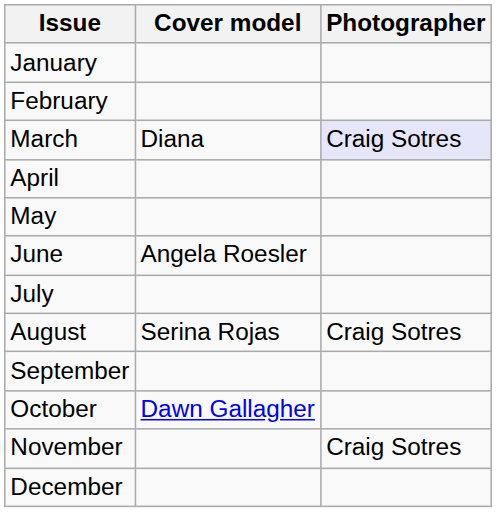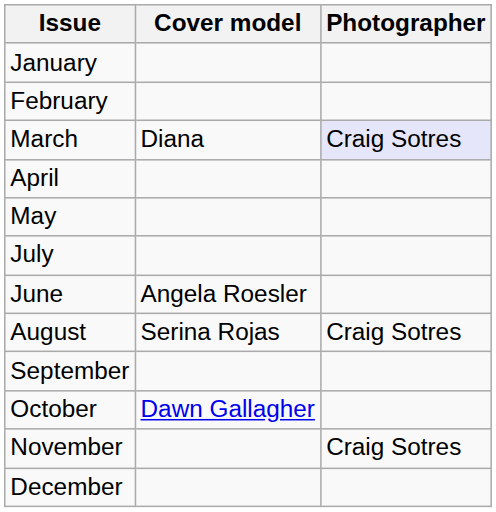rows swapped: (37, 255) <-> (32, 293)
